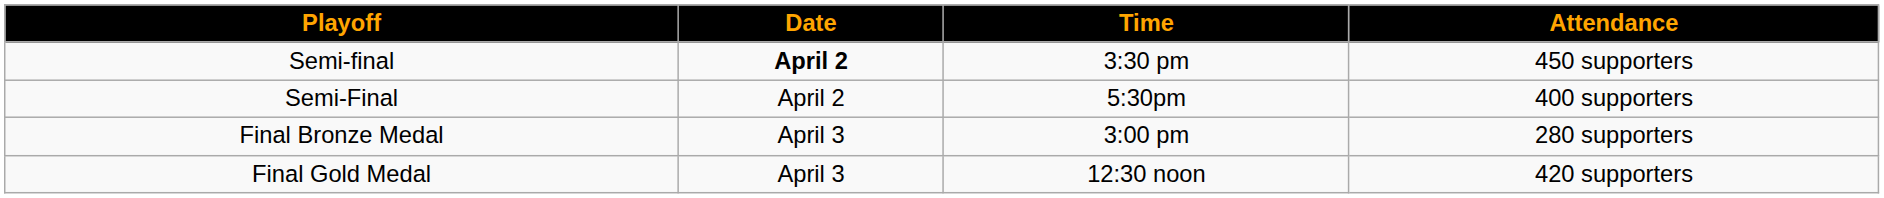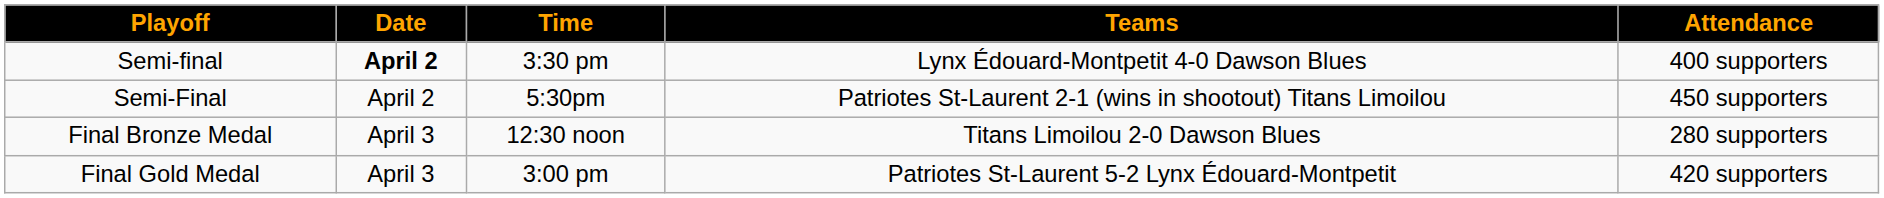+ column: (1142, 23)
(1614, 60) 450 supporters -> (1749, 60) 400 supporters
(1614, 98) 400 supporters -> (1749, 98) 450 supporters
(1146, 135) 3:00 pm -> (566, 135) 12:30 noon
(1146, 173) 12:30 noon -> (566, 173) 3:00 pm
